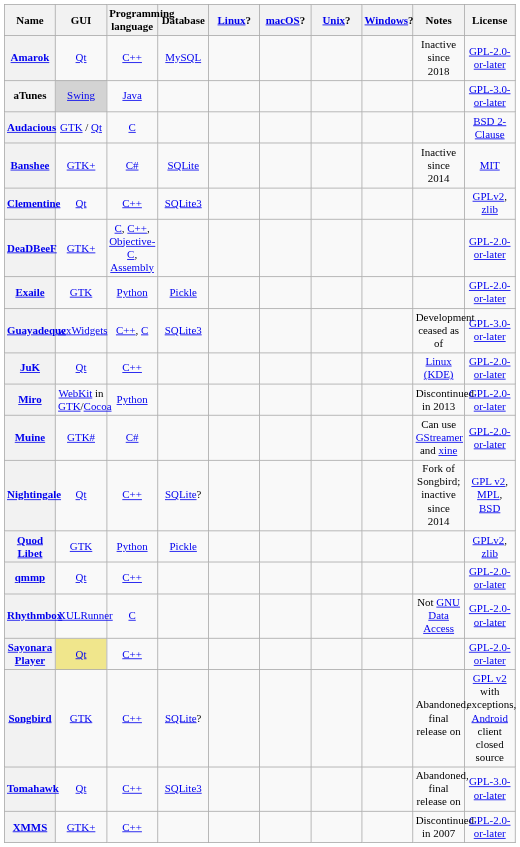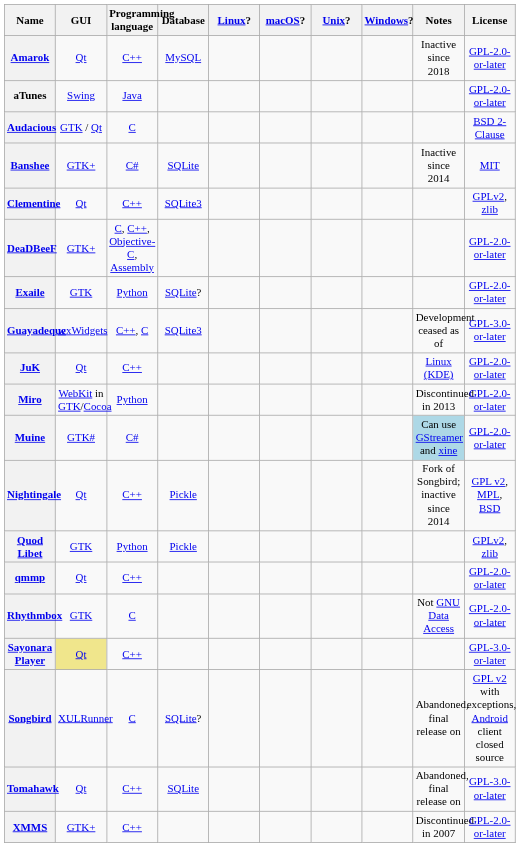(81, 96) lightgrey background -> (81, 96) no background
(490, 96) GPL-3.0-or-later -> (490, 96) GPL-2.0-or-later
(183, 292) Pickle -> (183, 292) SQLite?
(439, 438) no background -> (439, 438) lightblue background
(183, 495) SQLite? -> (183, 495) Pickle
(85, 616) XULRunner -> (81, 616) GTK
(490, 654) GPL-2.0-or-later -> (490, 654) GPL-3.0-or-later
(81, 718) GTK -> (85, 718) XULRunner
(132, 718) C++ -> (132, 718) C
(183, 789) SQLite3 -> (183, 789) SQLite
